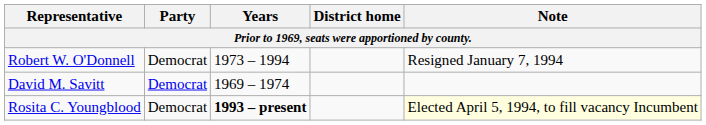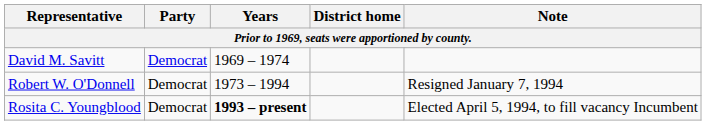rows swapped: (56, 83) <-> (71, 60)
(553, 107) lightyellow background -> (553, 107) no background
